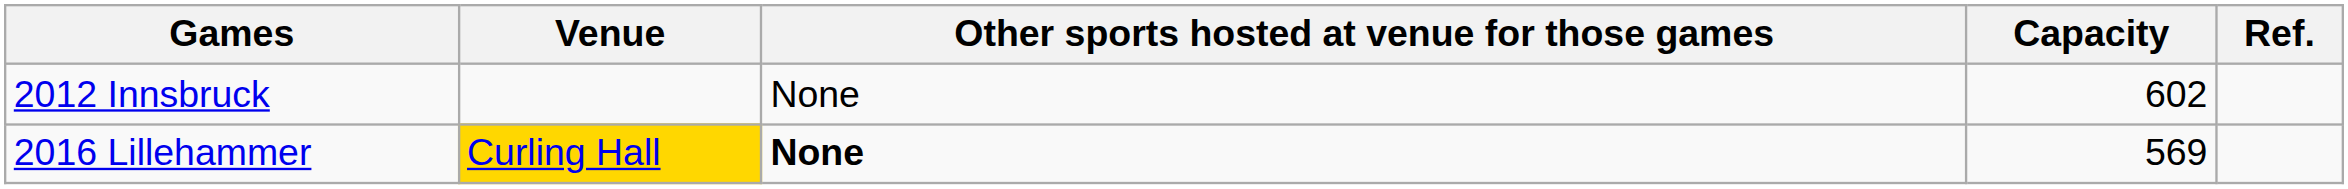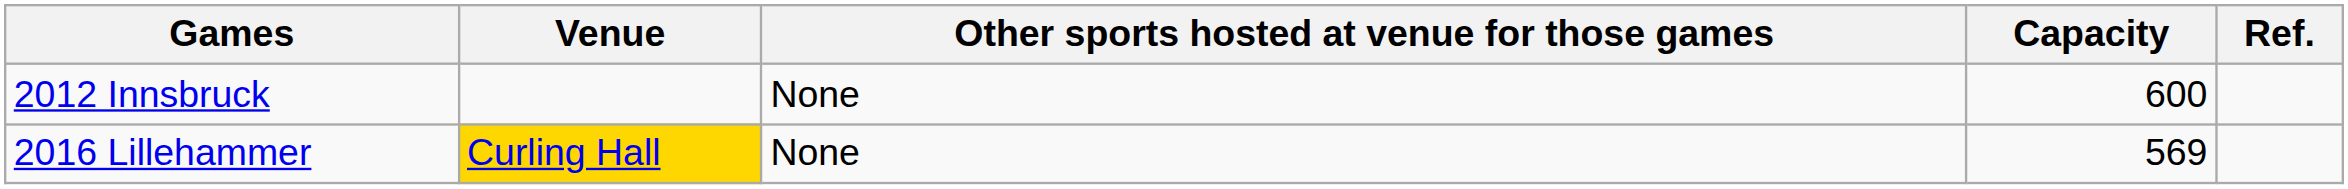(2176, 93) 602 -> (2176, 93) 600
(817, 152) bold -> (815, 152) normal
